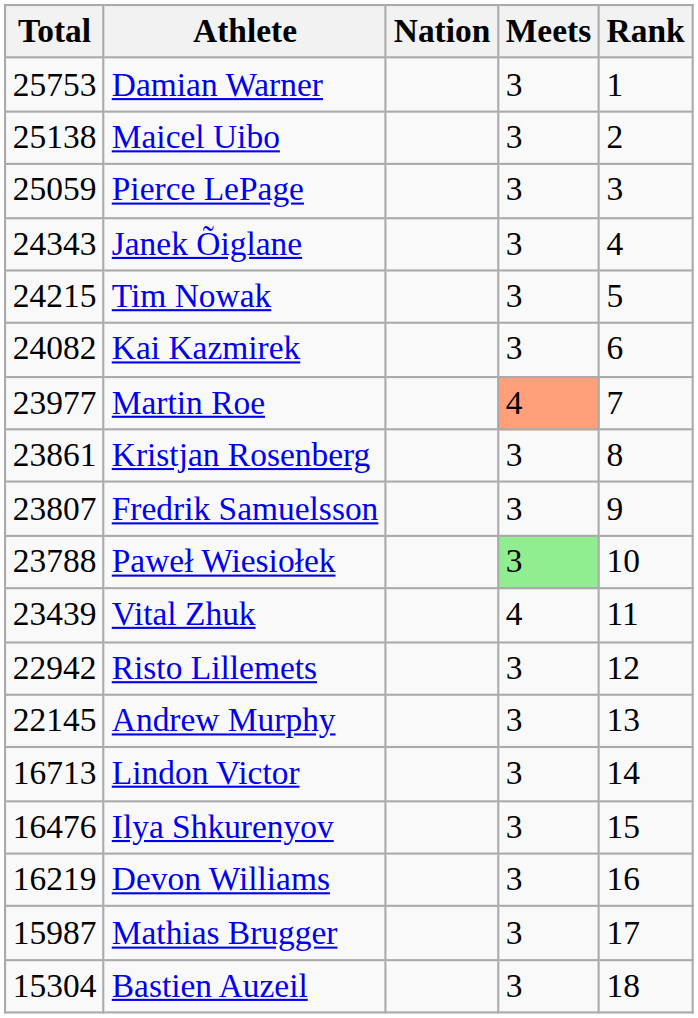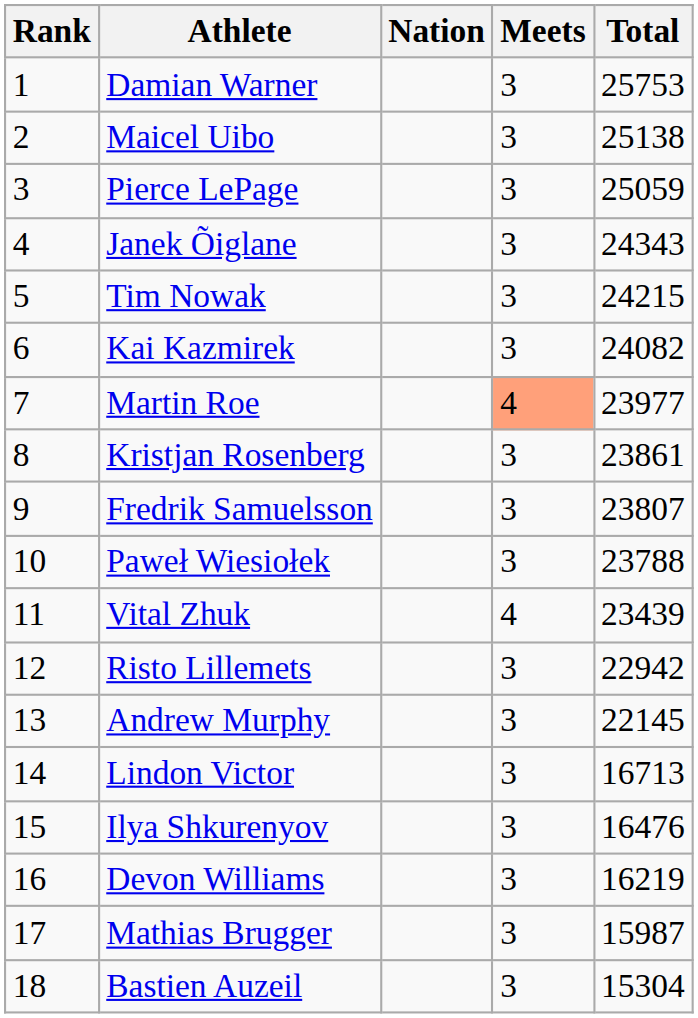columns swapped: (646, 31) <-> (55, 31)
(514, 561) lightgreen background -> (509, 561) no background
